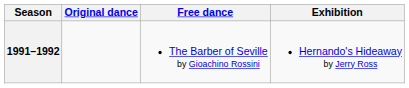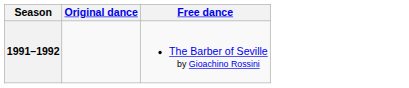- column: (337, 12)
